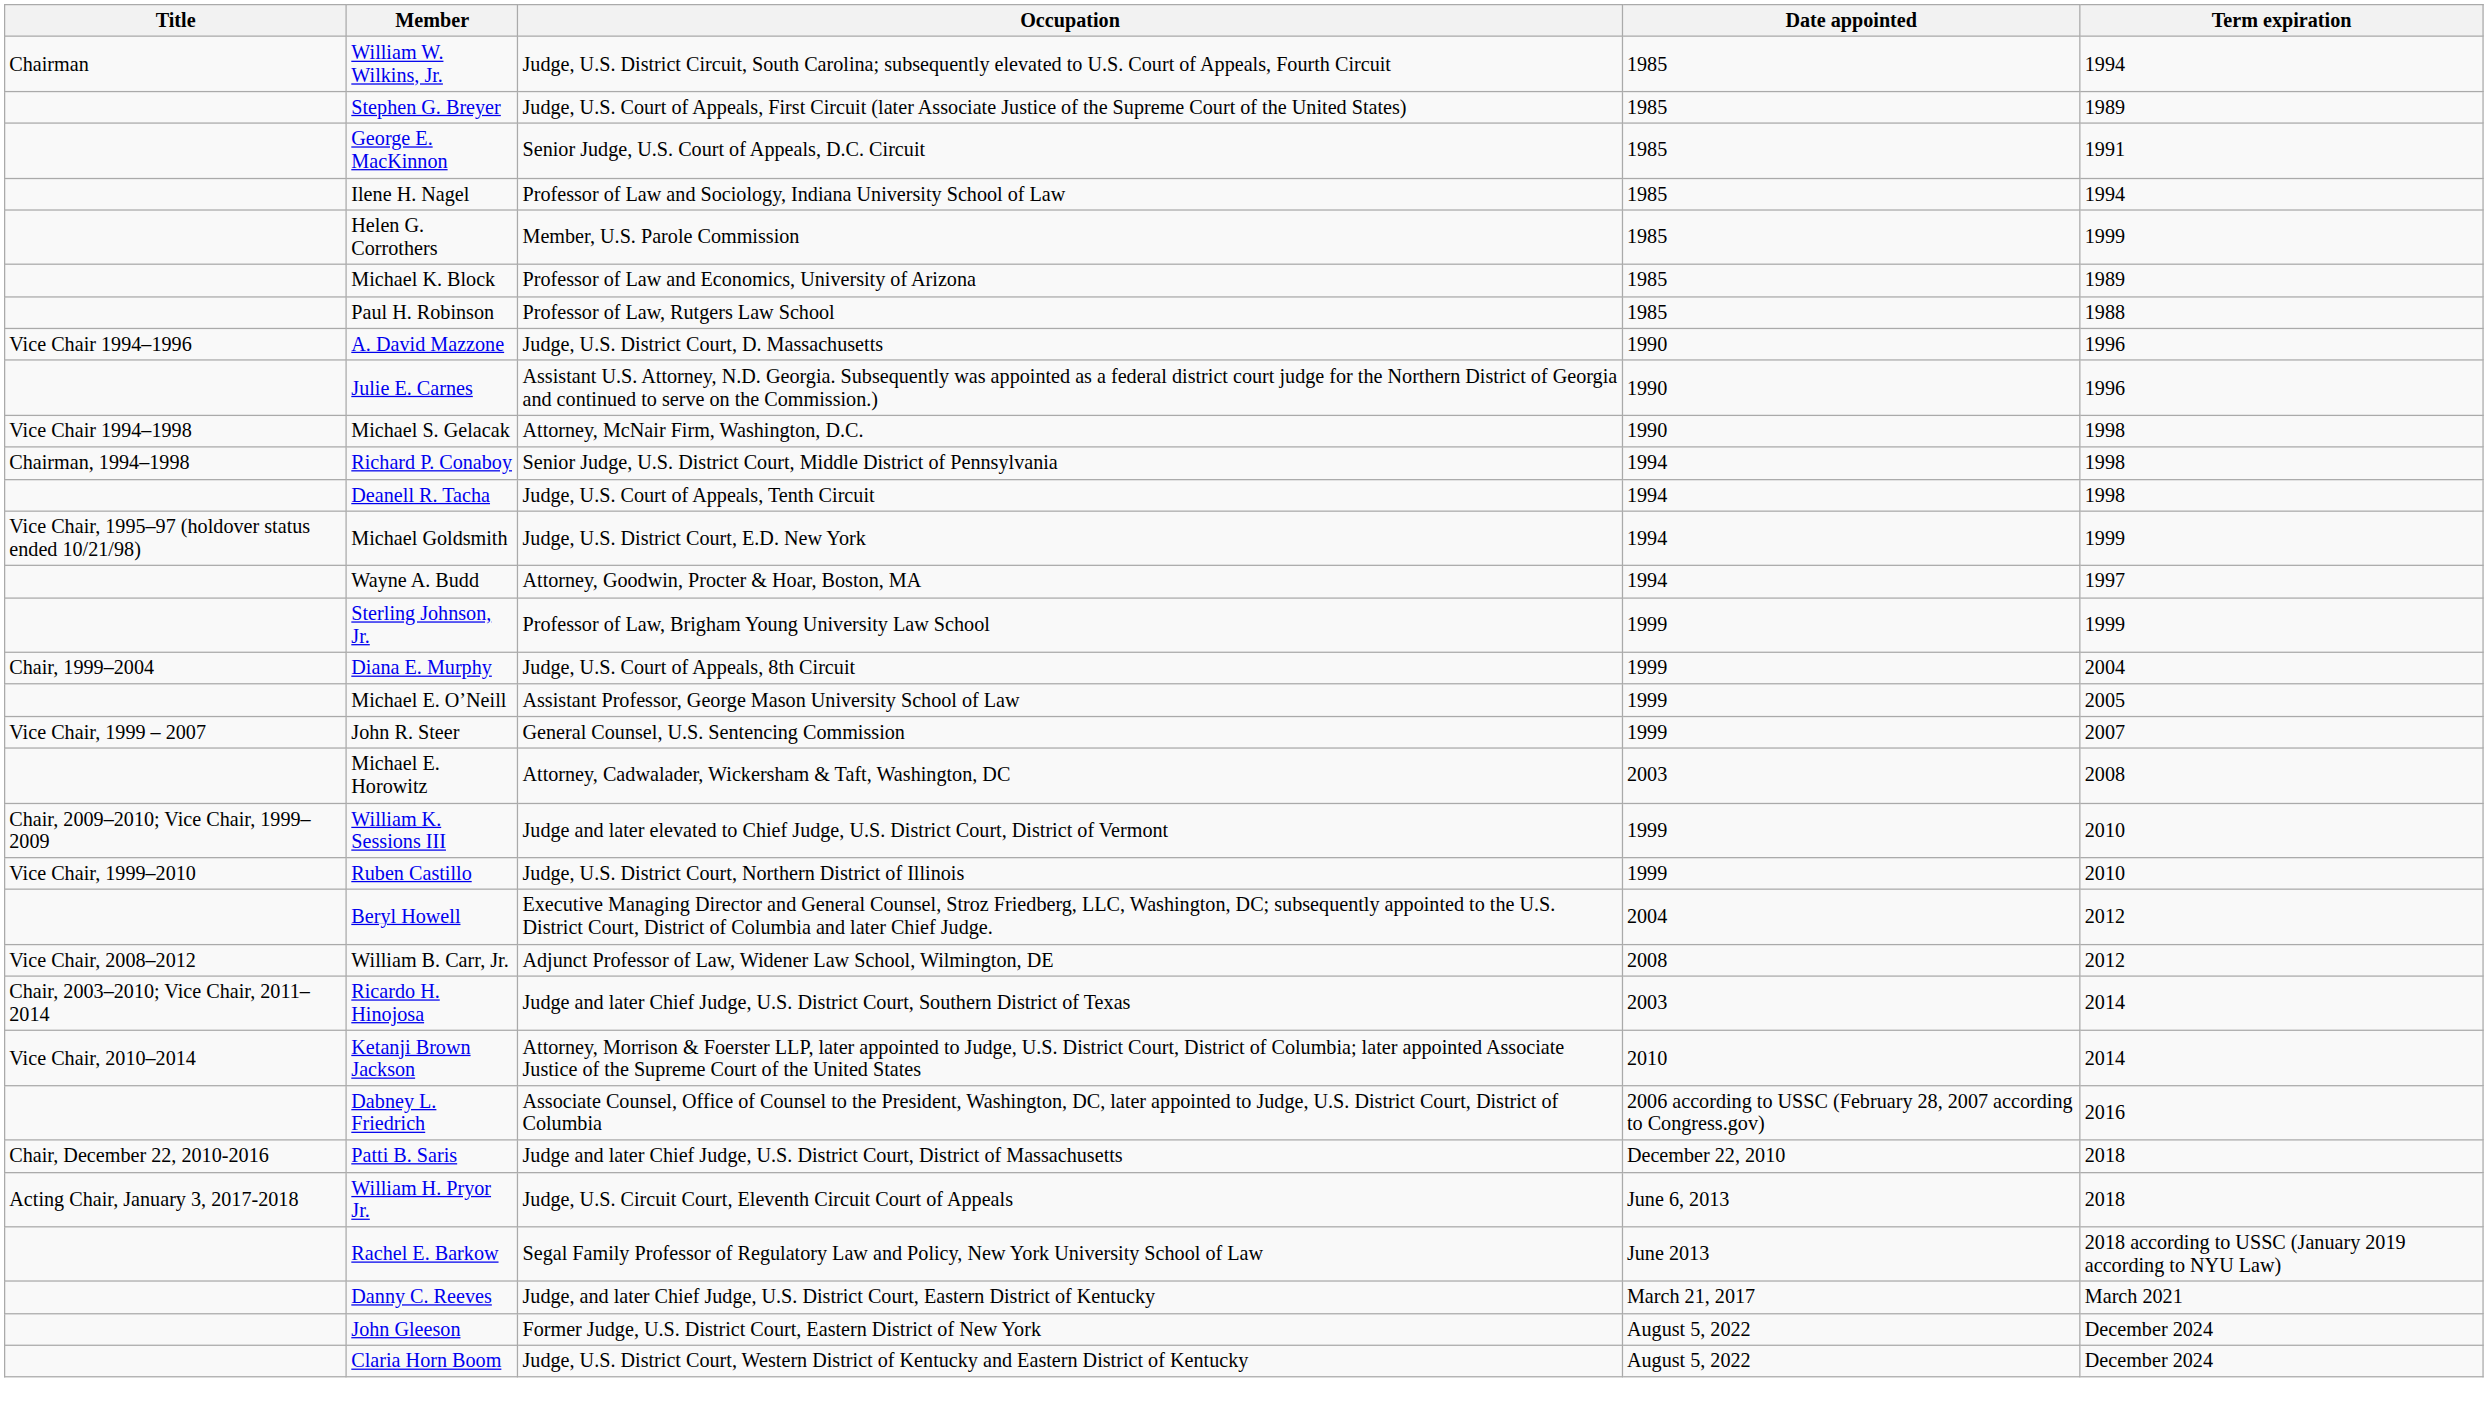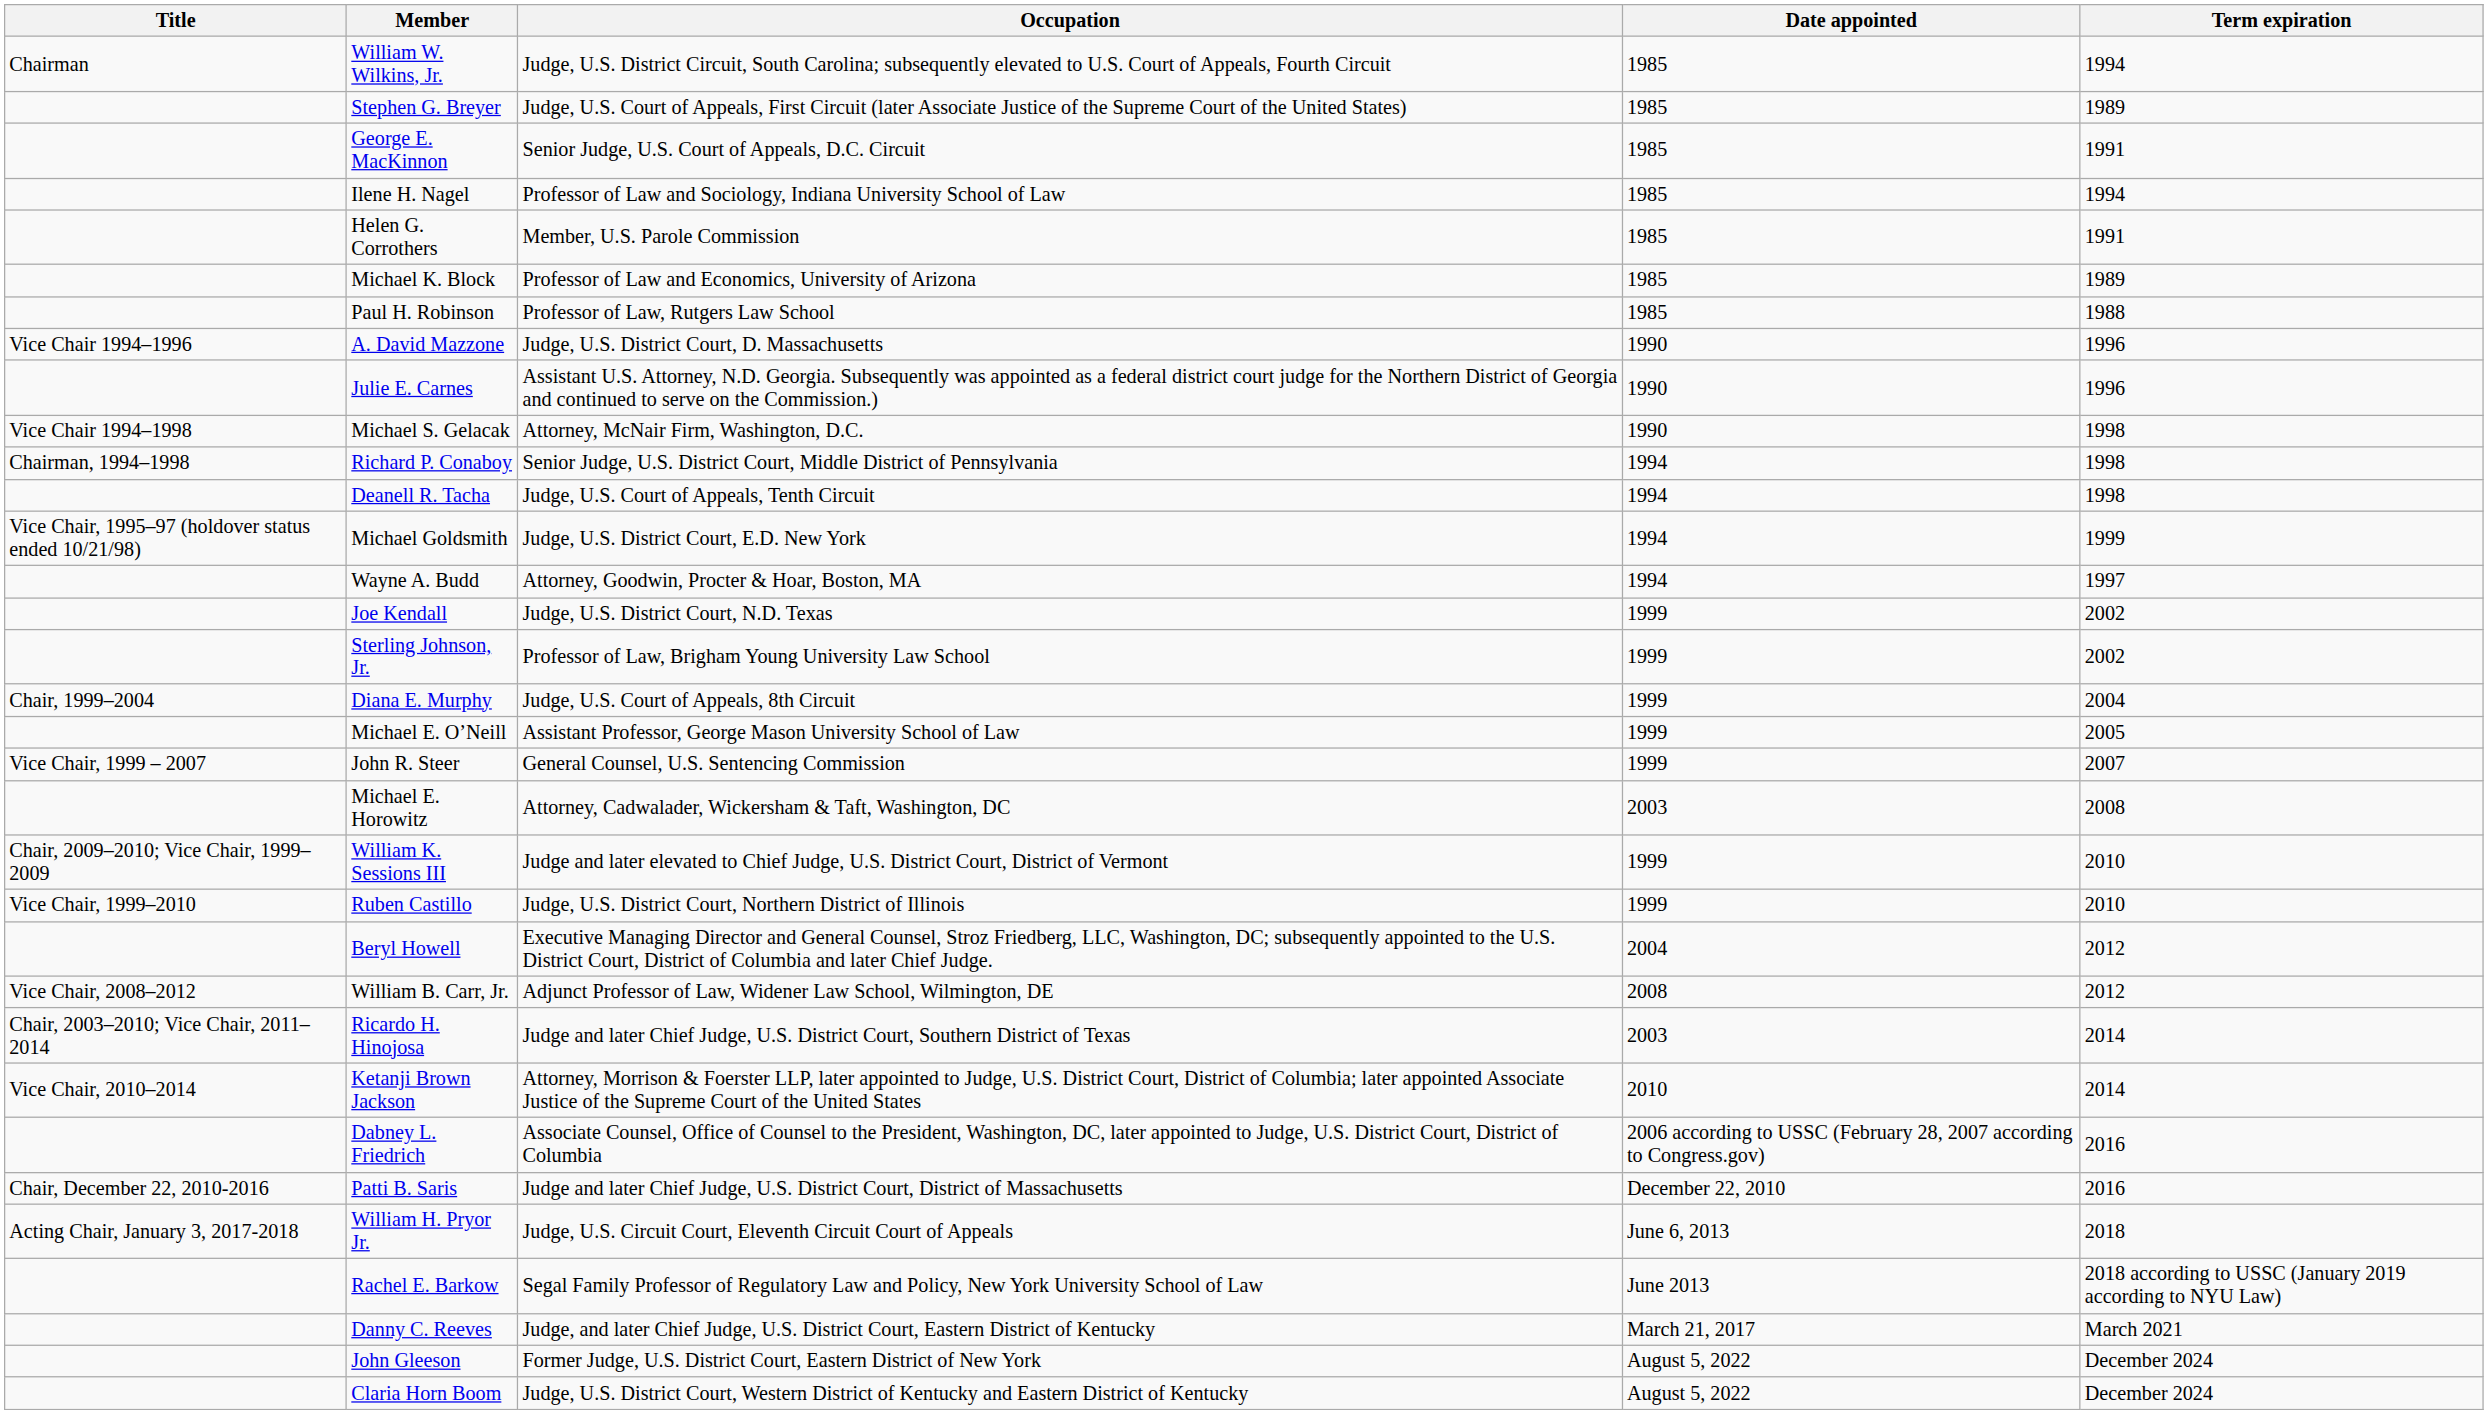(2105, 237) 1999 -> (2105, 237) 1991
+ row: (399, 613)
(2105, 624) 1999 -> (2105, 656) 2002
(2105, 1155) 2018 -> (2105, 1187) 2016
